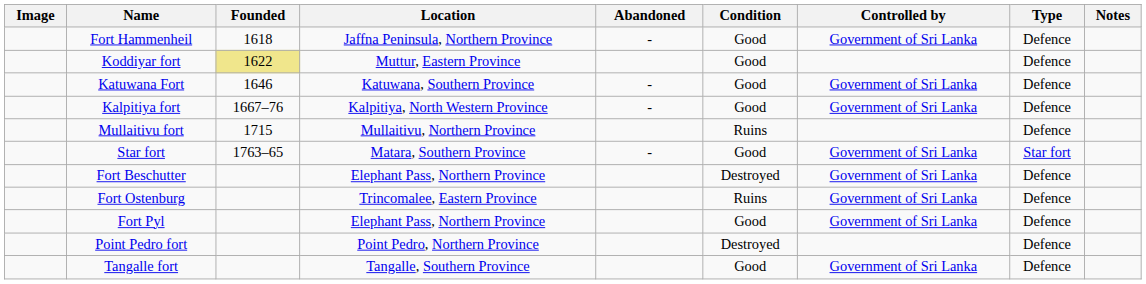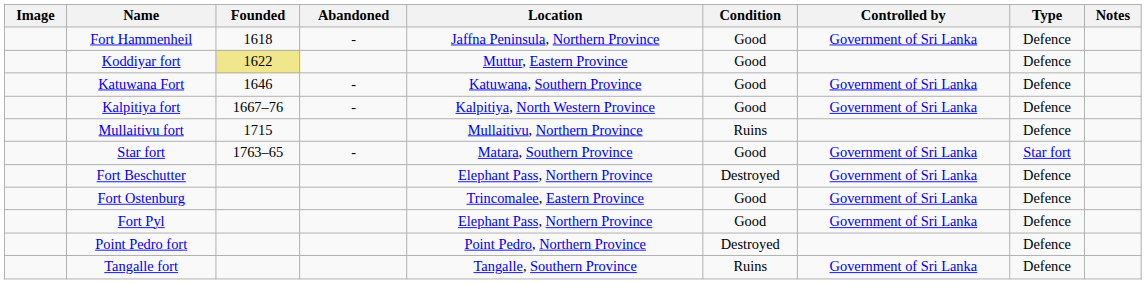columns swapped: (650, 15) <-> (448, 15)
(750, 198) Ruins -> (750, 198) Good
(750, 267) Good -> (750, 267) Ruins
